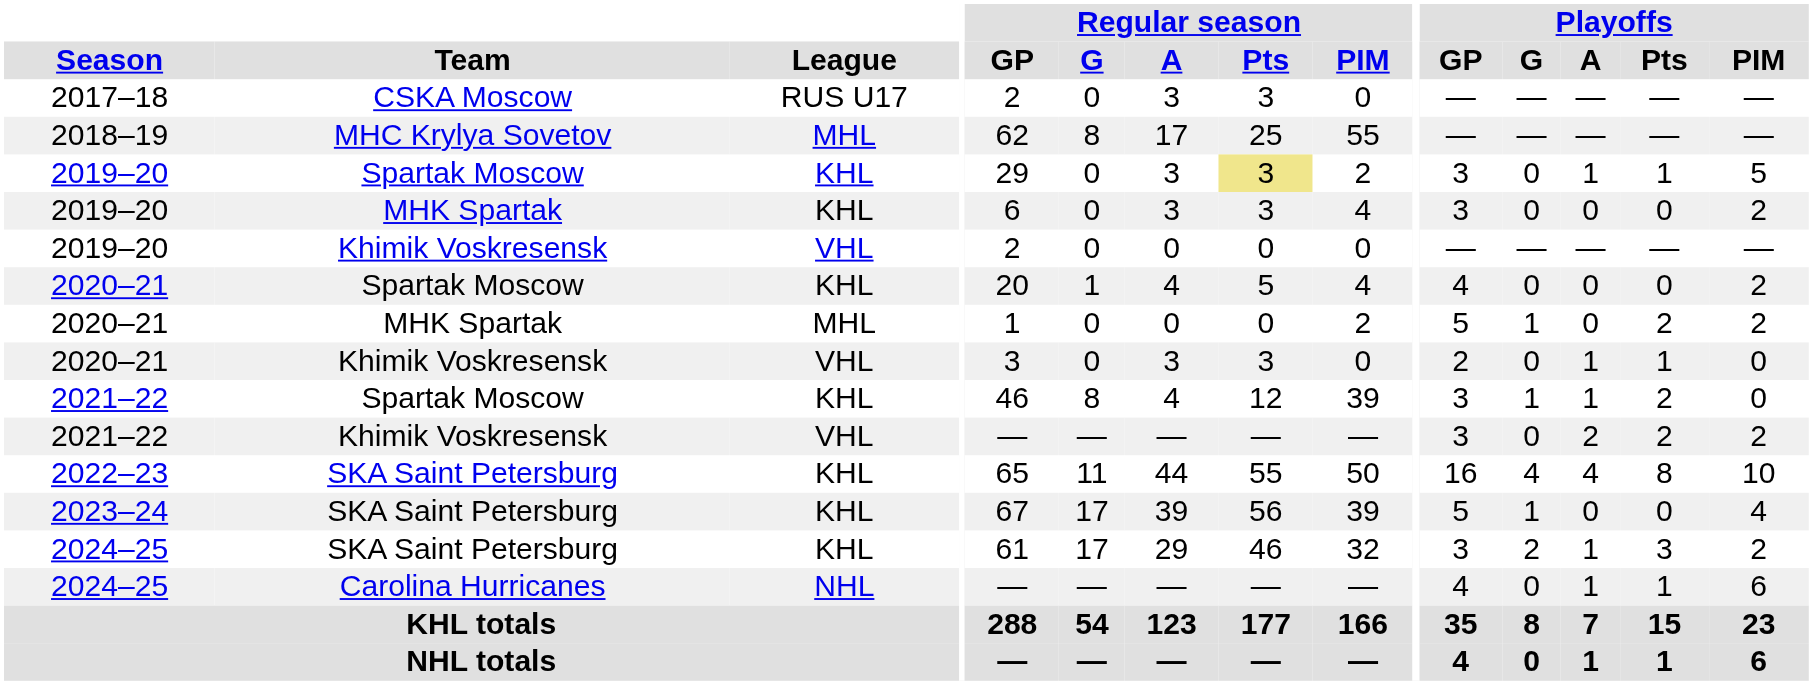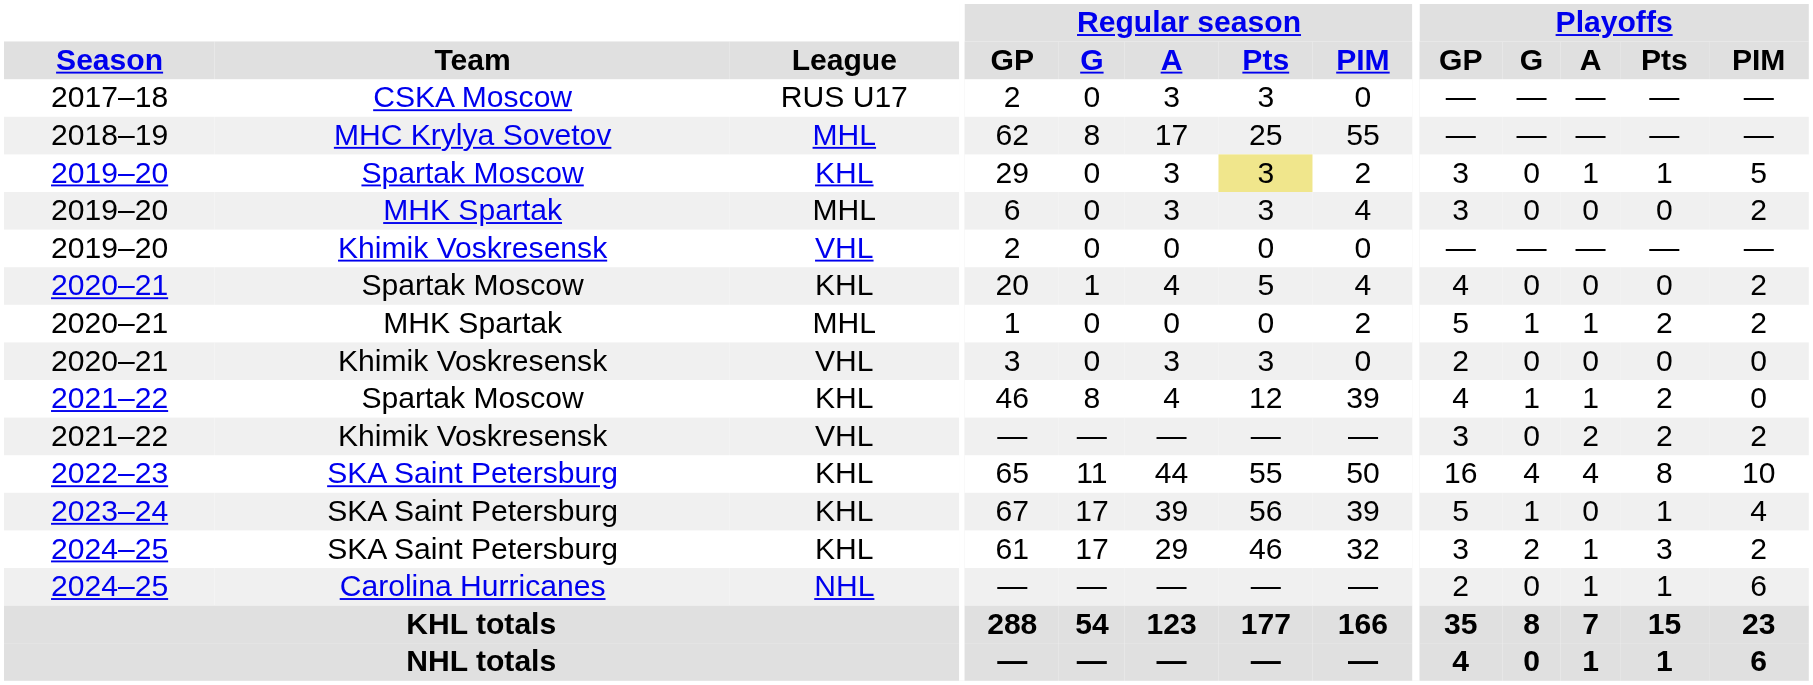(844, 210) KHL -> (844, 210) MHL
(1591, 323) 0 -> (1591, 323) 1
(1591, 360) 1 -> (1591, 360) 0
(1664, 360) 1 -> (1664, 360) 0
(1461, 398) 3 -> (1461, 398) 4
(1664, 511) 0 -> (1664, 511) 1
(1461, 586) 4 -> (1461, 586) 2
